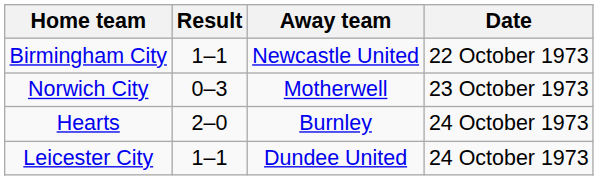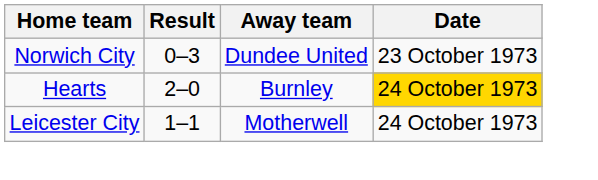- row: (88, 55)
(336, 89) Motherwell -> (296, 55) Dundee United
(509, 123) no background -> (458, 89) gold background
(336, 157) Dundee United -> (296, 123) Motherwell
